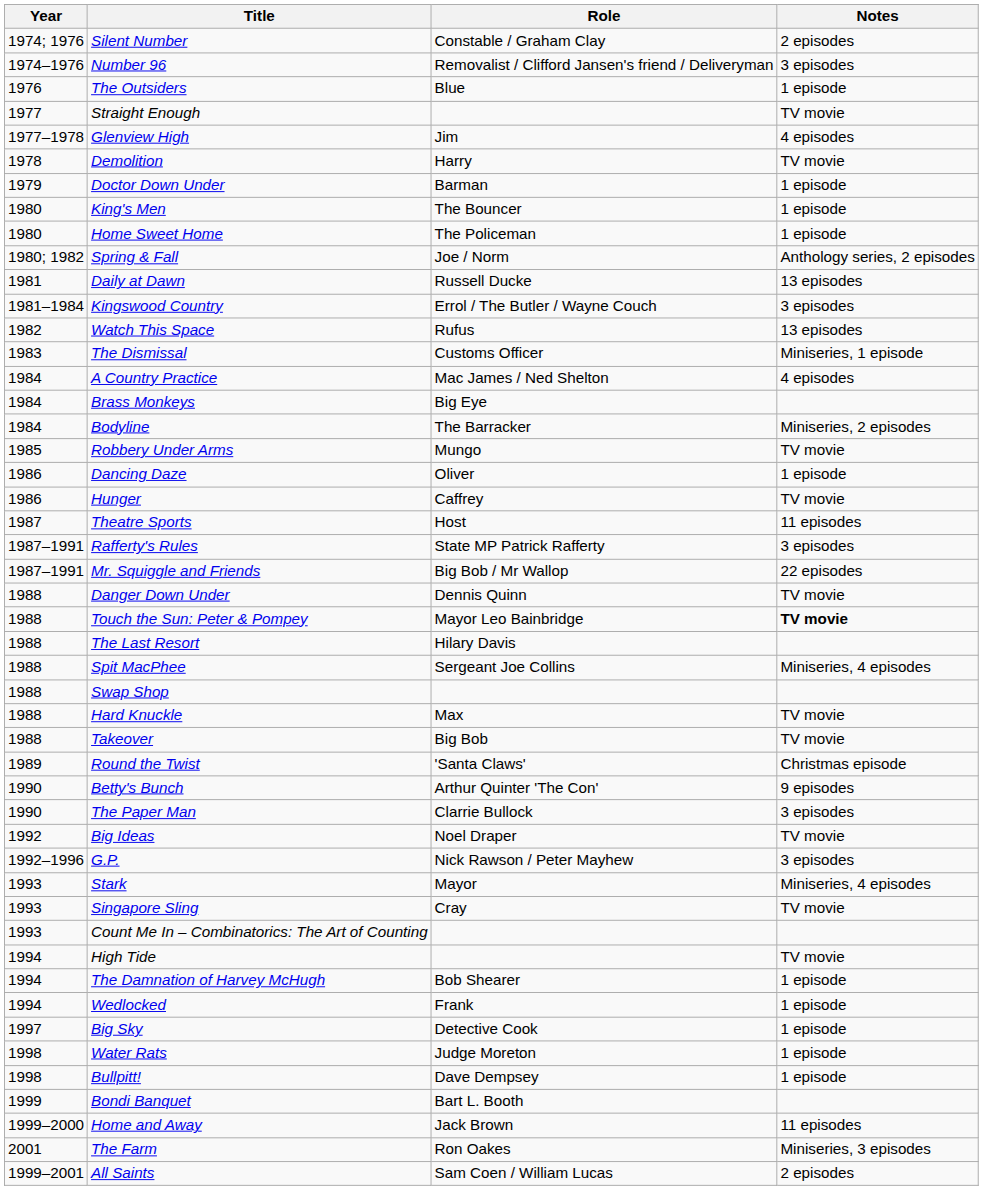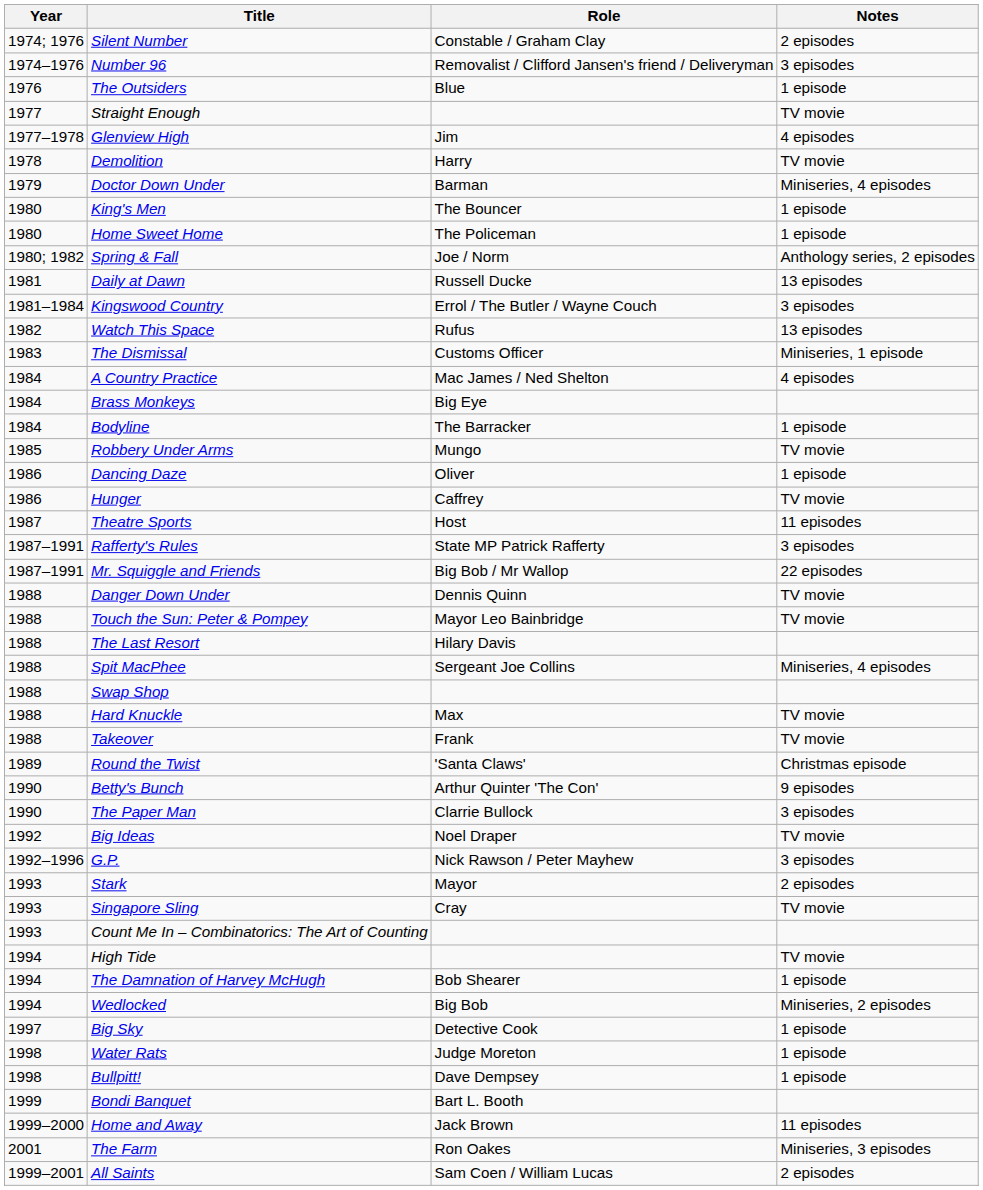(813, 185) 1 episode -> (856, 185) Miniseries, 4 episodes
(856, 426) Miniseries, 2 episodes -> (813, 426) 1 episode
(814, 619) bold -> (813, 619) normal
(461, 739) Big Bob -> (454, 739) Frank
(856, 884) Miniseries, 4 episodes -> (817, 884) 2 episodes
(454, 1004) Frank -> (461, 1004) Big Bob
(813, 1004) 1 episode -> (856, 1004) Miniseries, 2 episodes
